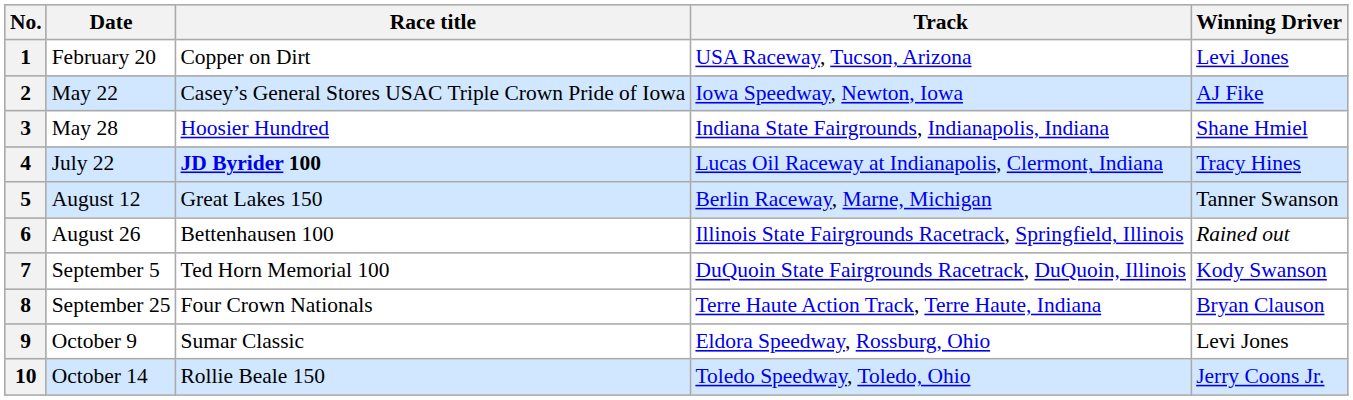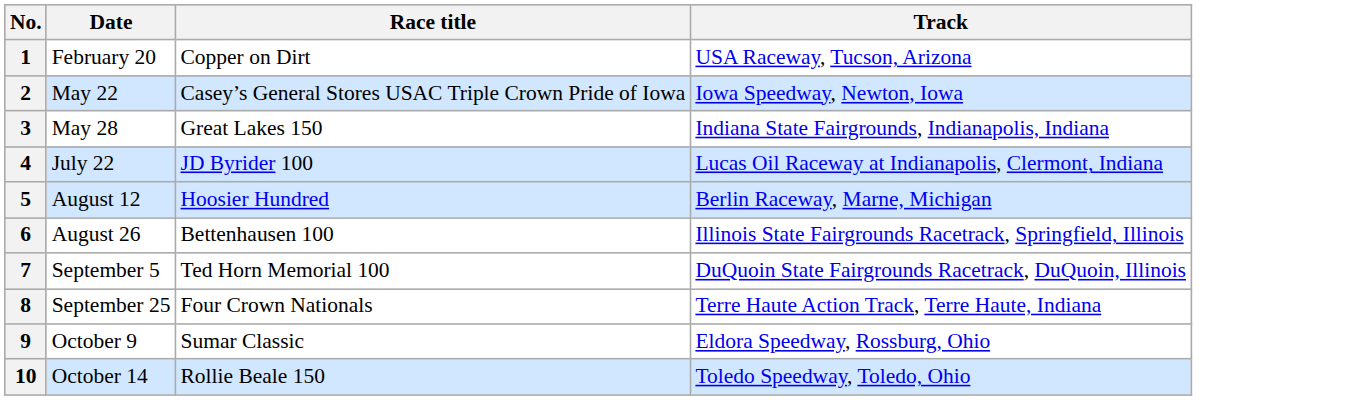- column: (1269, 21)
(255, 128) Hoosier Hundred -> (252, 128) Great Lakes 150
(251, 163) bold -> (247, 163) normal
(252, 199) Great Lakes 150 -> (255, 199) Hoosier Hundred
